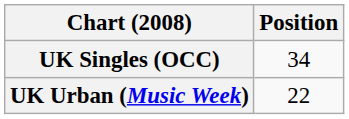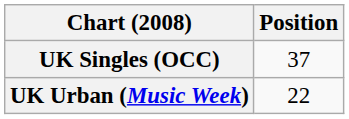(299, 58) 34 -> (299, 58) 37
